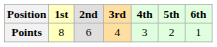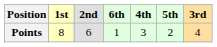columns swapped: (117, 14) <-> (198, 14)
